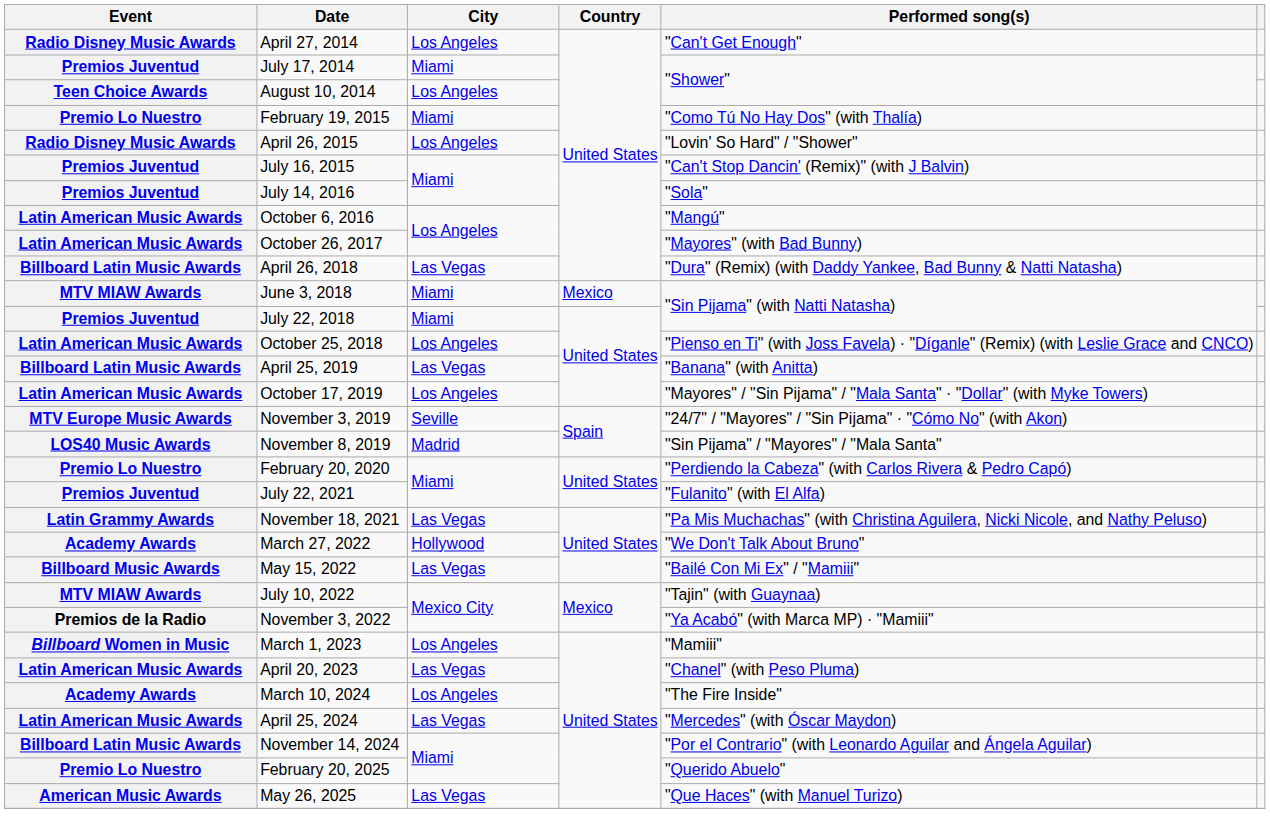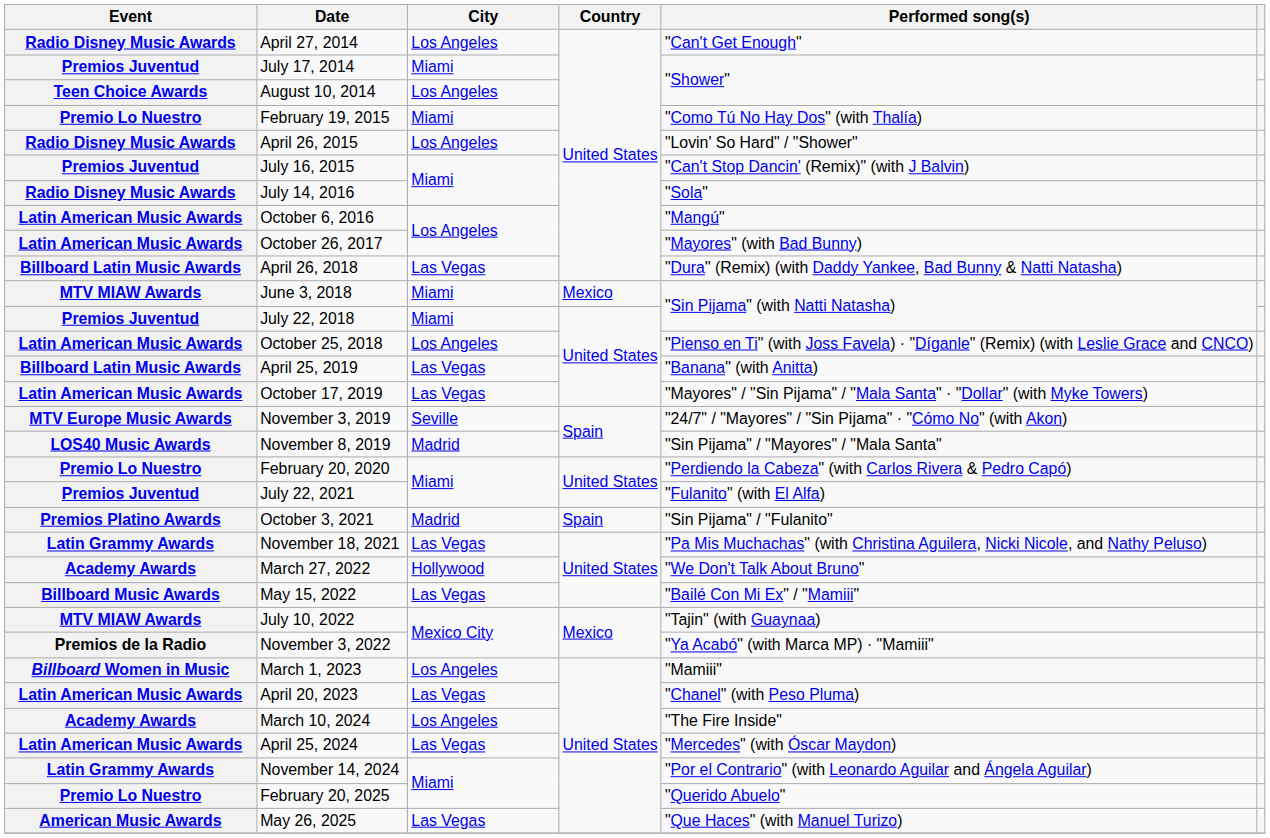(130, 192) Premios Juventud -> (130, 192) Radio Disney Music Awards
(454, 393) Los Angeles -> (448, 393) Las Vegas
+ row: (317, 519)
(130, 745) Billboard Latin Music Awards -> (130, 770) Latin Grammy Awards
